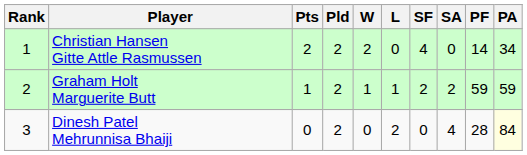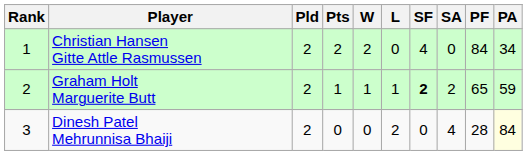columns swapped: (307, 17) <-> (338, 17)
(480, 49) 14 -> (480, 49) 84
(423, 90) normal -> (423, 90) bold
(480, 90) 59 -> (480, 90) 65
